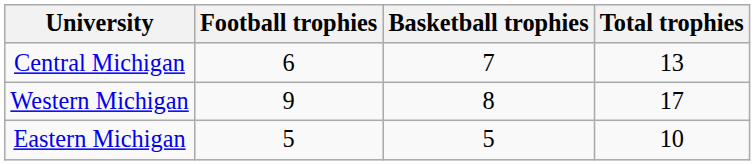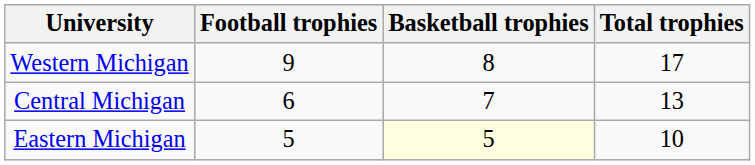rows swapped: (100, 100) <-> (100, 62)
(488, 139) no background -> (488, 139) lightyellow background
